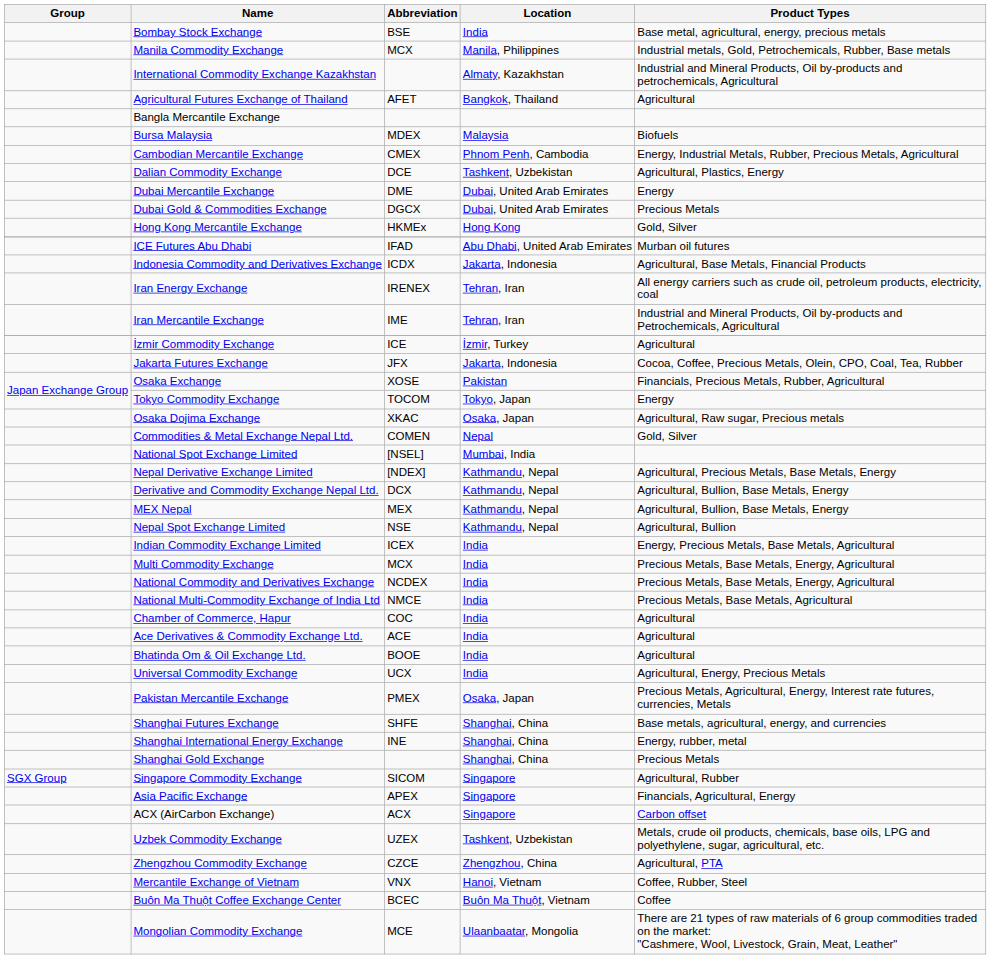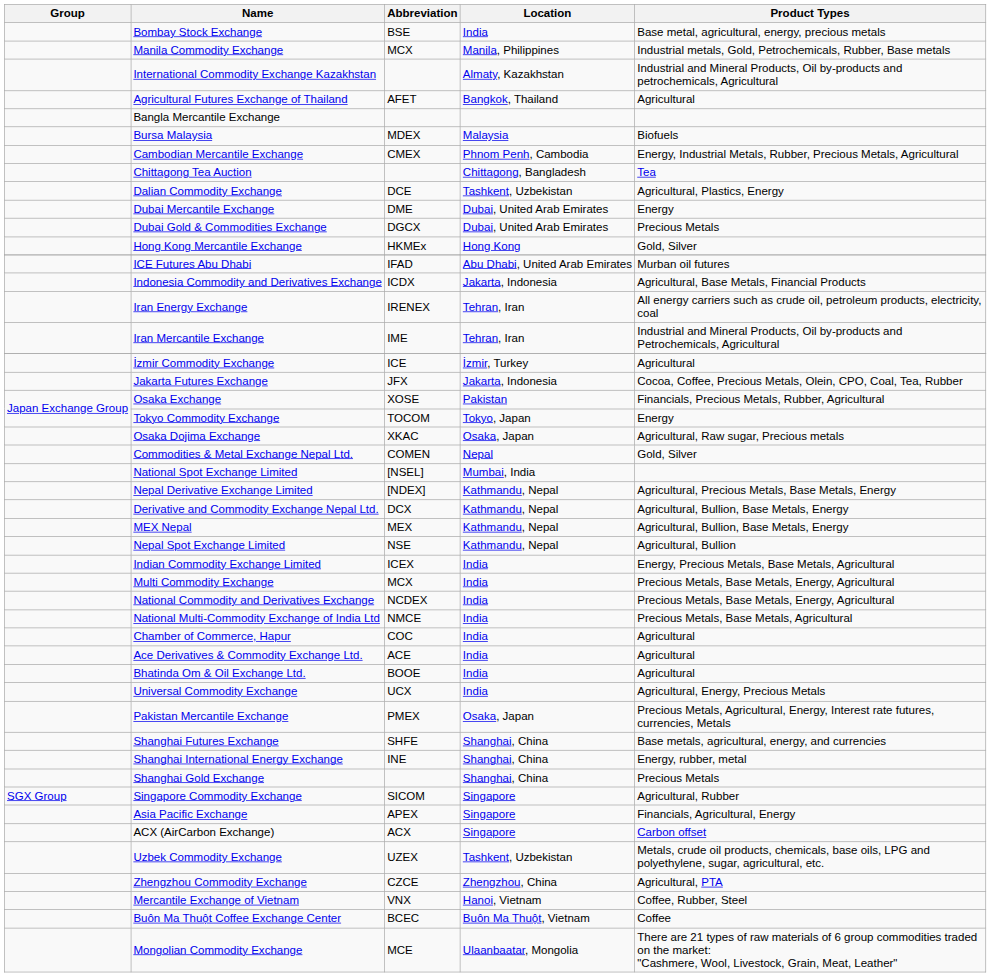+ row: (193, 172)
